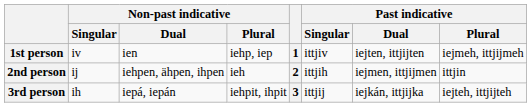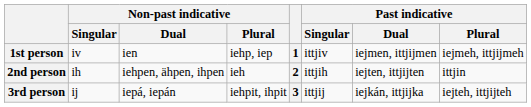(390, 53) iejten, ittjijten -> (396, 53) iejmen, ittjijmen
(75, 72) ij -> (76, 72) ih
(396, 72) iejmen, ittjijmen -> (390, 72) iejten, ittjijten
(76, 92) ih -> (75, 92) ij
